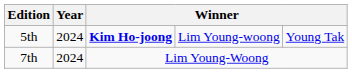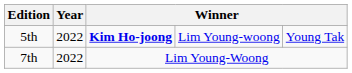(70, 36) 2024 -> (70, 36) 2022
(70, 57) 2024 -> (70, 57) 2022
